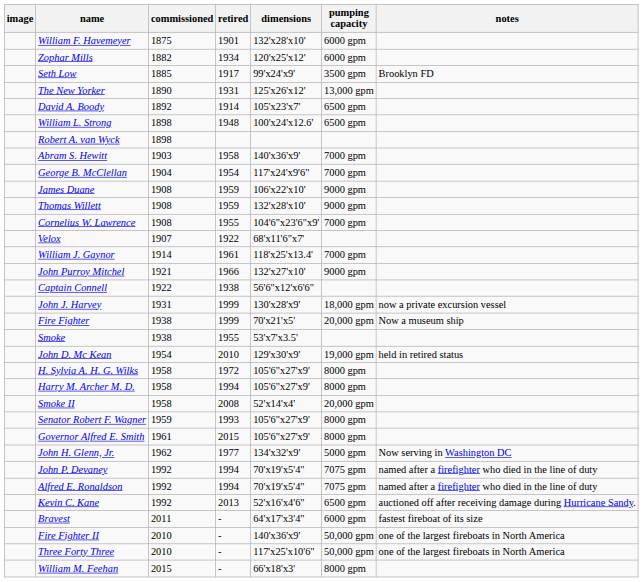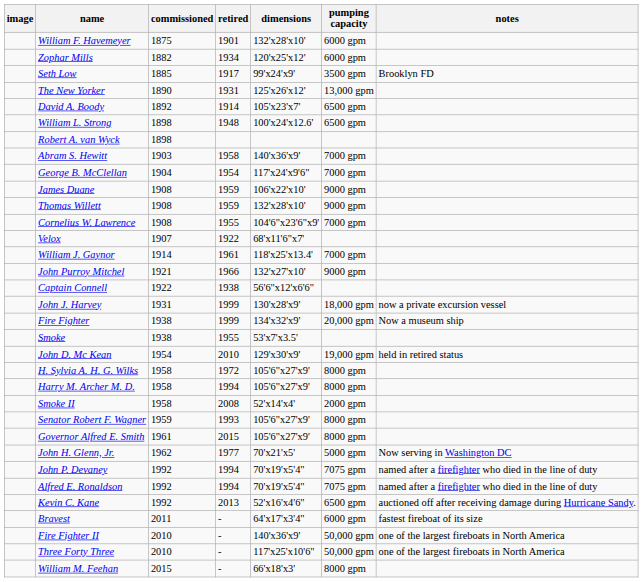(274, 321) 70'x21'x5' -> (277, 321) 134'x32'x9'
(349, 403) 20,000 gpm -> (345, 403) 2000 gpm
(277, 453) 134'x32'x9' -> (274, 453) 70'x21'x5'
